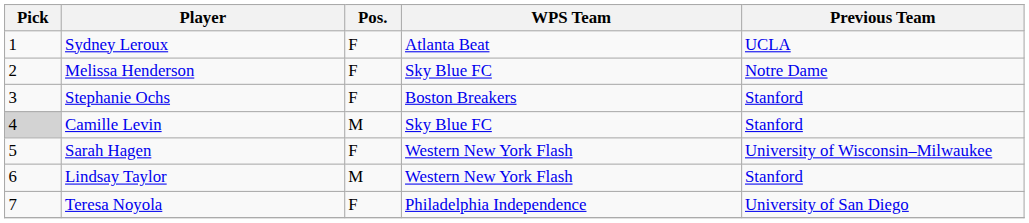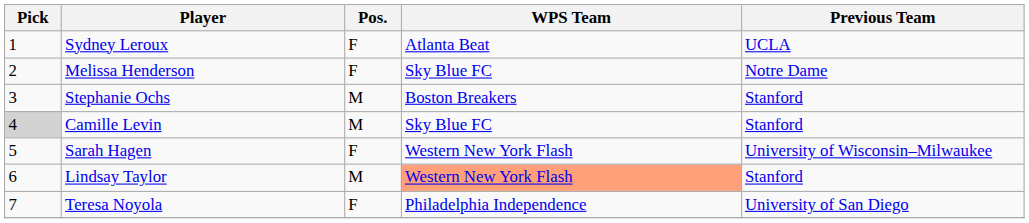(353, 97) F -> (356, 97) M
(489, 177) no background -> (489, 177) lightsalmon background
